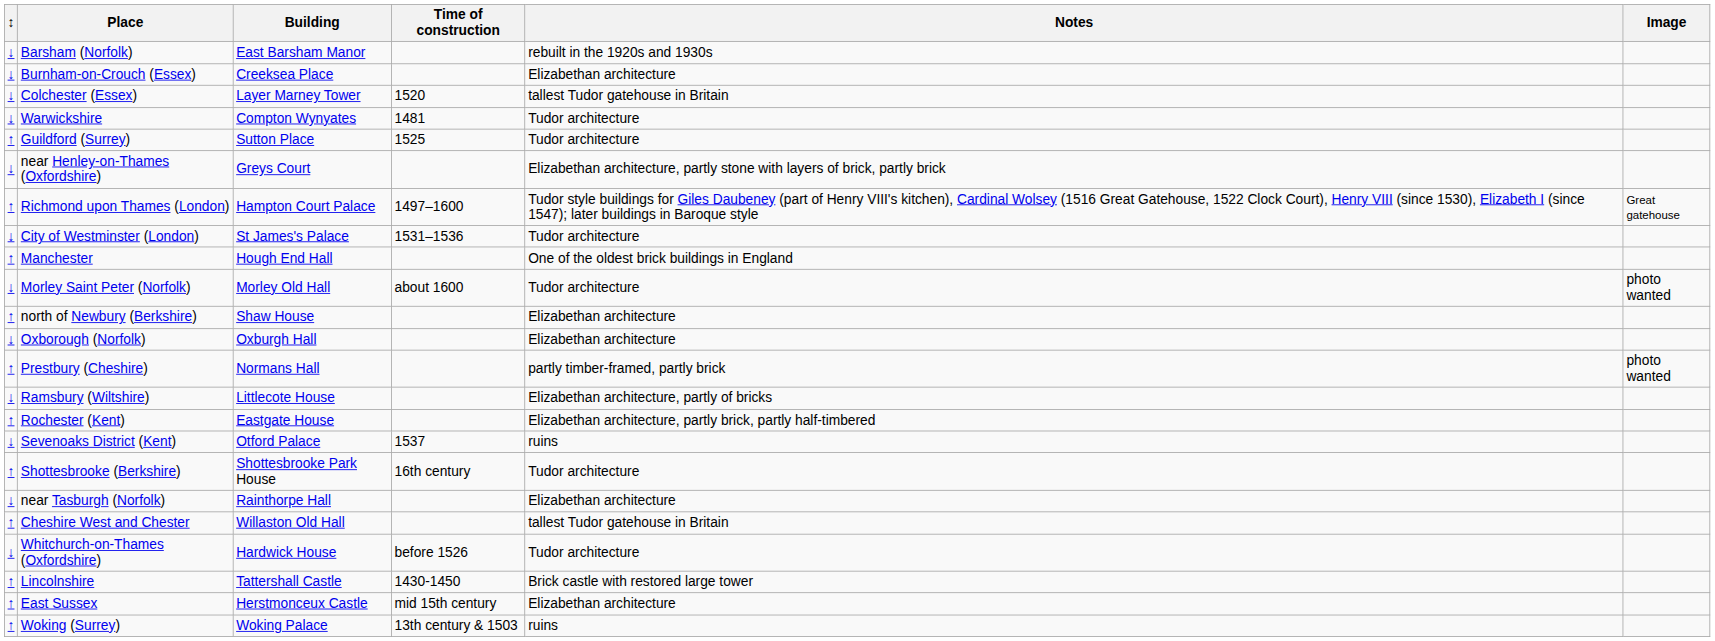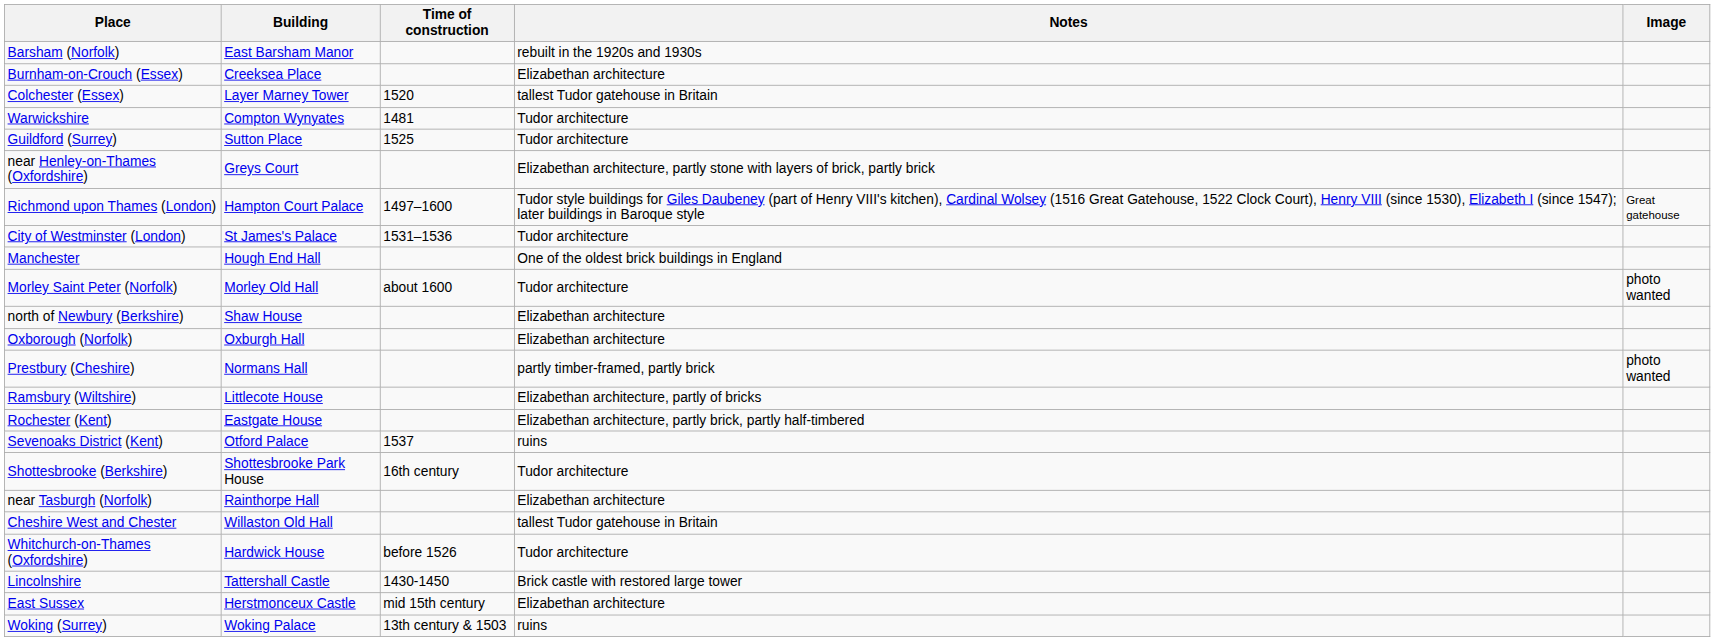- column: (11, 23)
